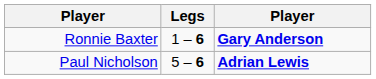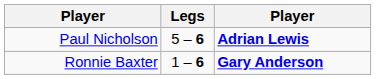rows swapped: (109, 62) <-> (111, 39)
